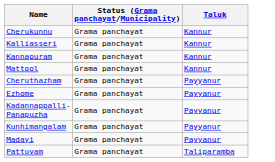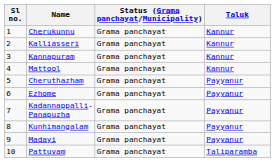+ column: (15, 15)
